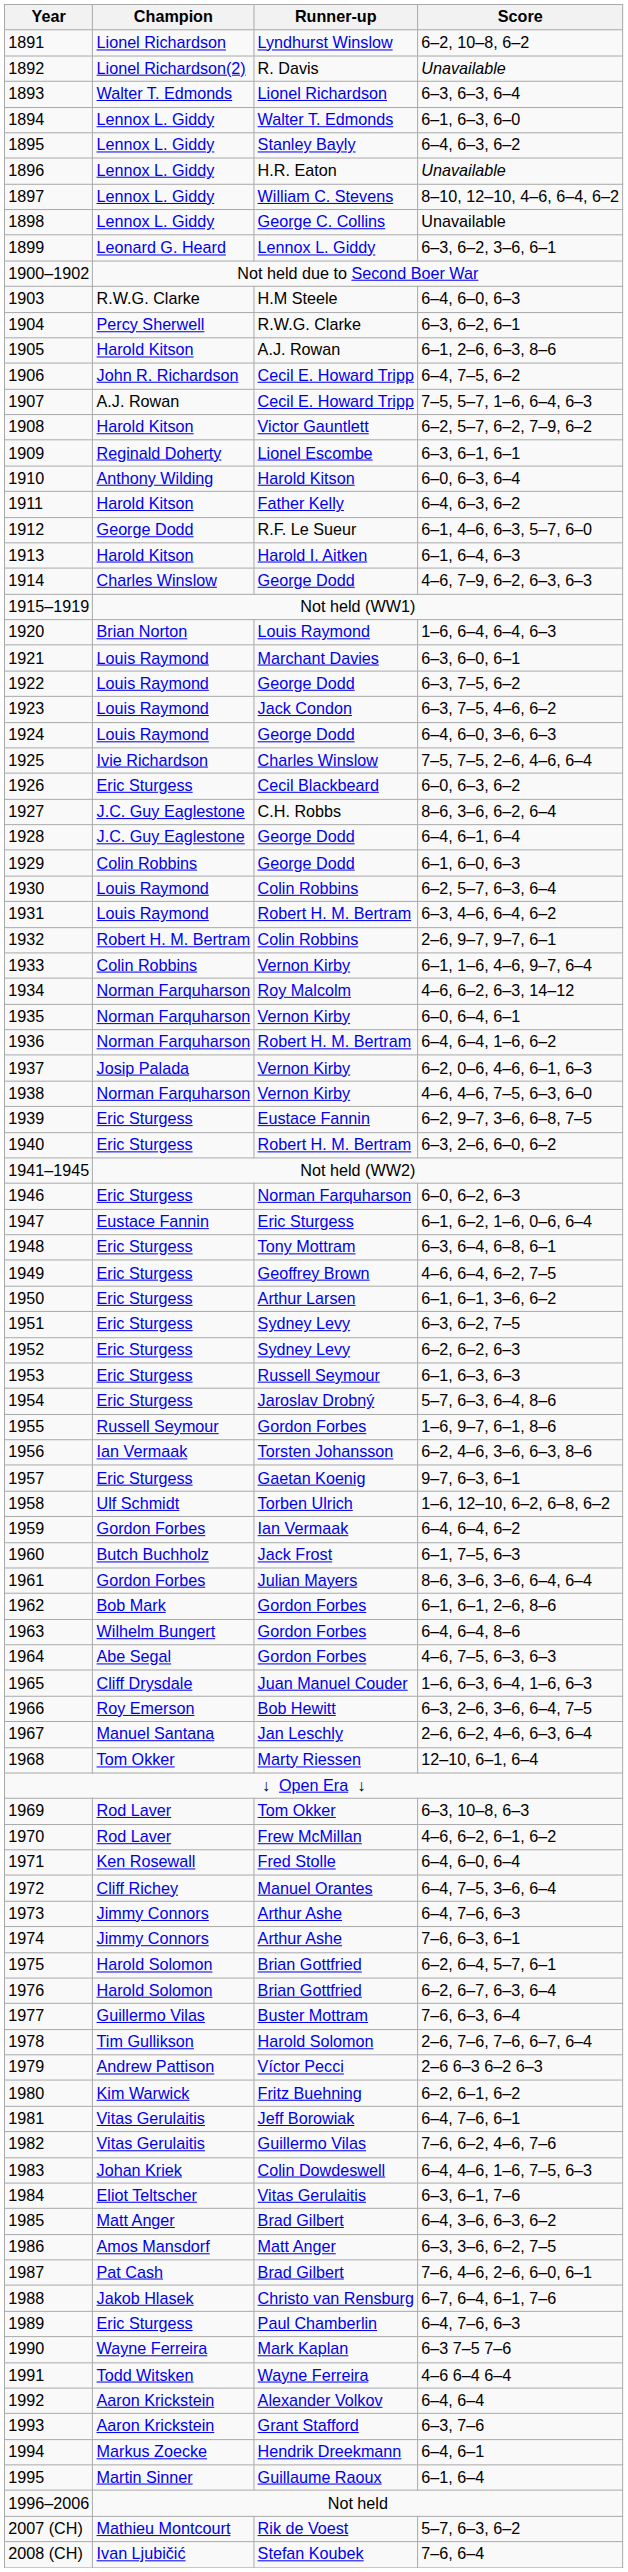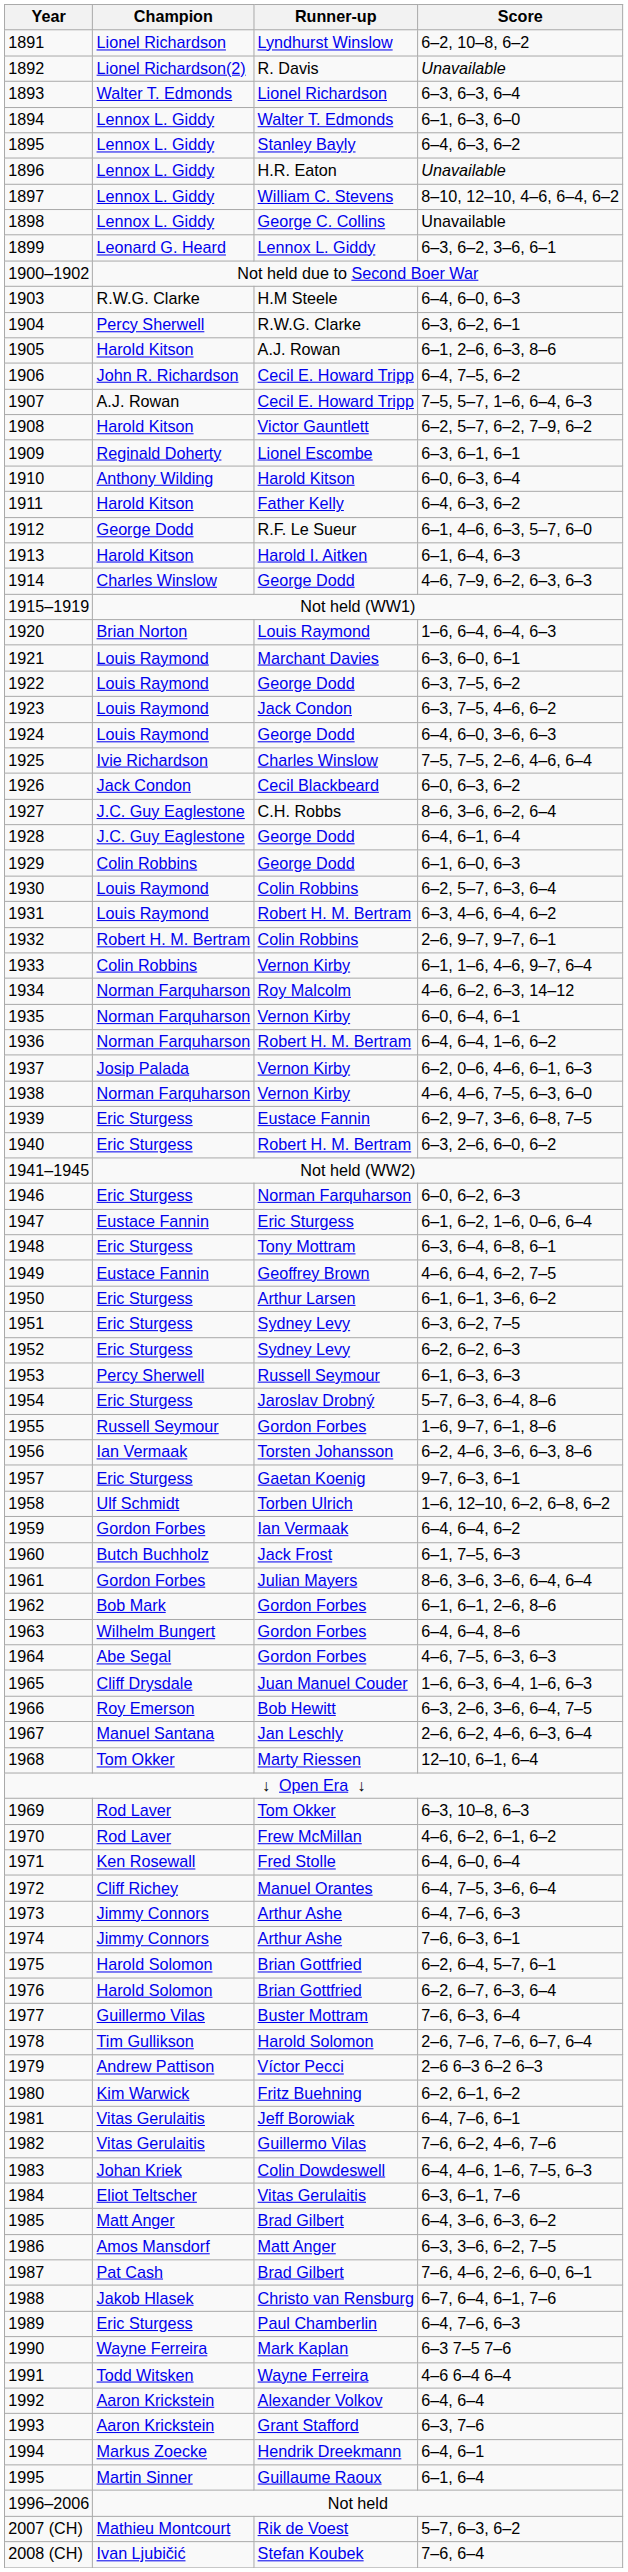(145, 786) Eric Sturgess -> (144, 786) Jack Condon
(145, 1273) Eric Sturgess -> (153, 1273) Eustace Fannin
(145, 1375) Eric Sturgess -> (150, 1375) Percy Sherwell
